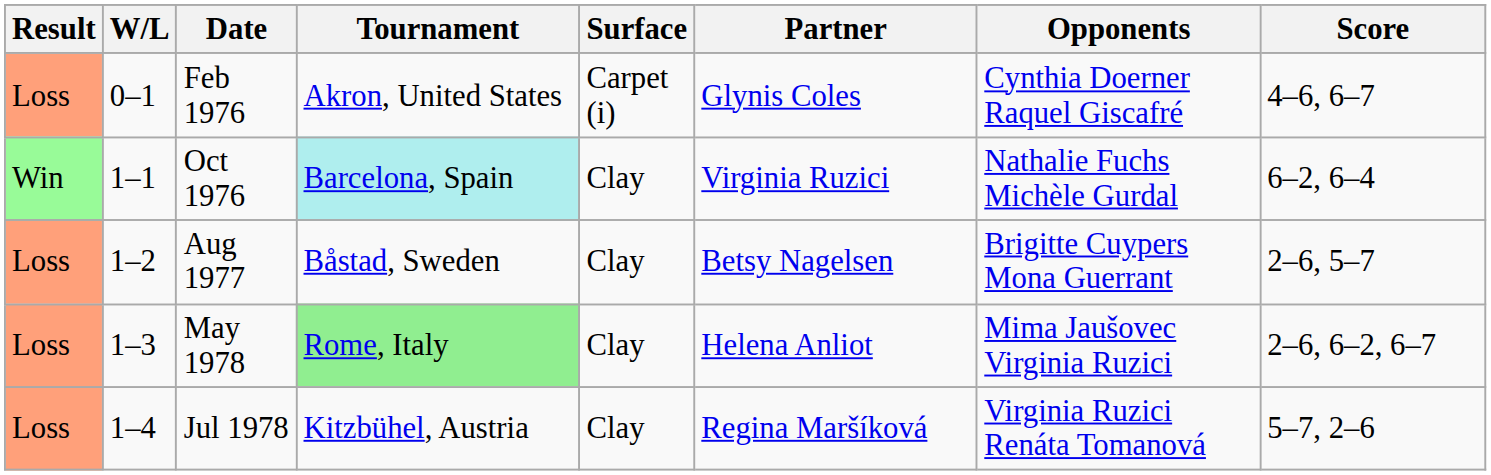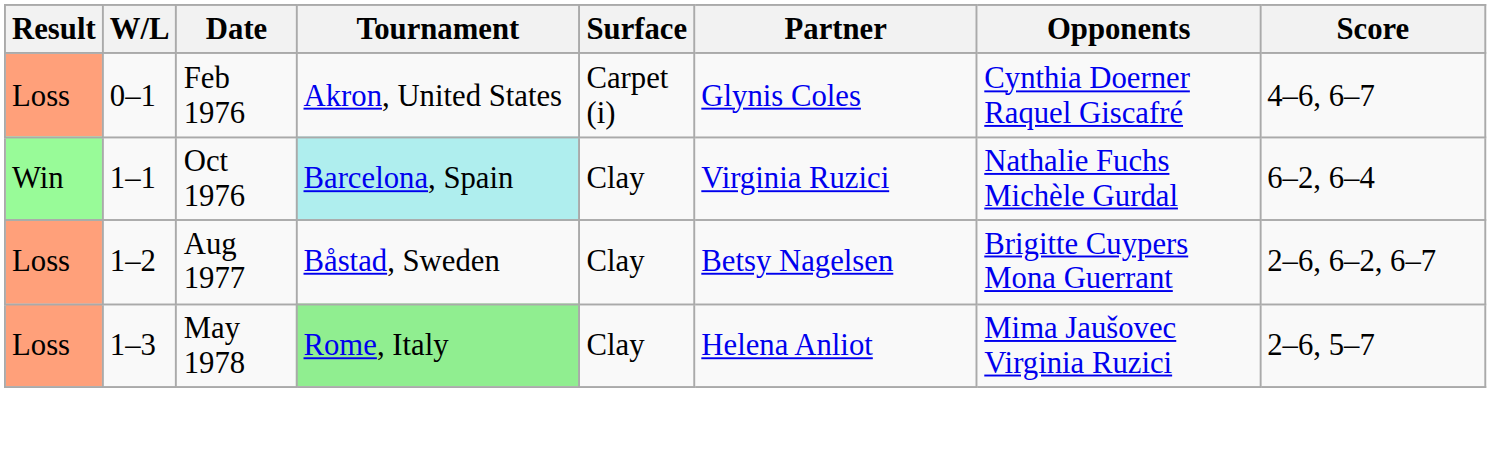(1321, 261) 2–6, 5–7 -> (1352, 261) 2–6, 6–2, 6–7
(1352, 344) 2–6, 6–2, 6–7 -> (1321, 344) 2–6, 5–7
- row: (236, 427)
